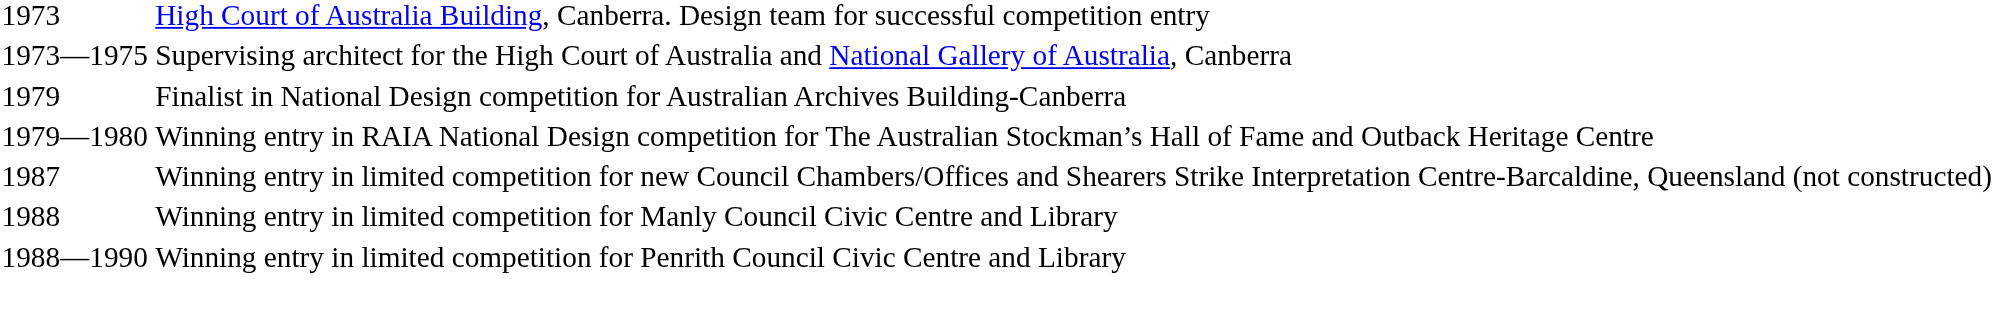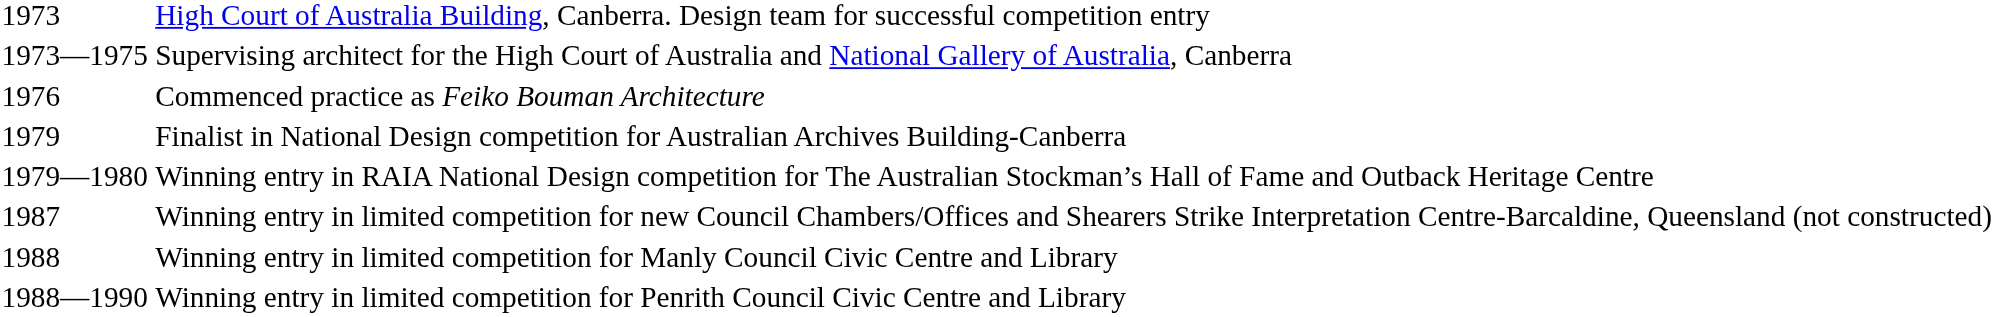+ row: (460, 96)
